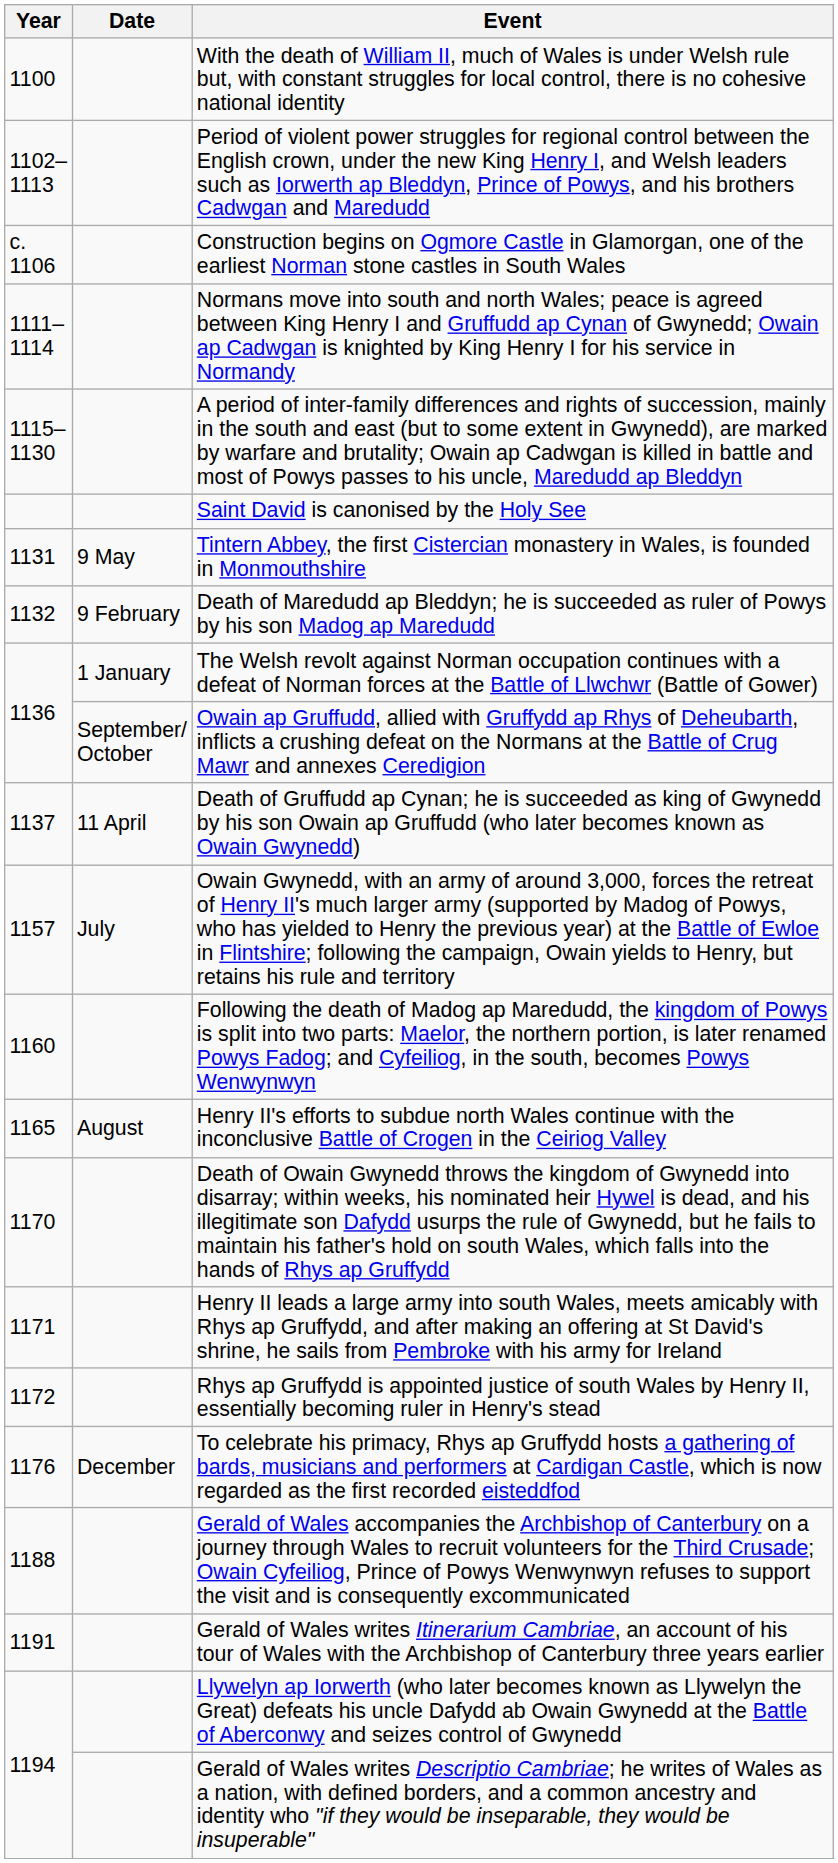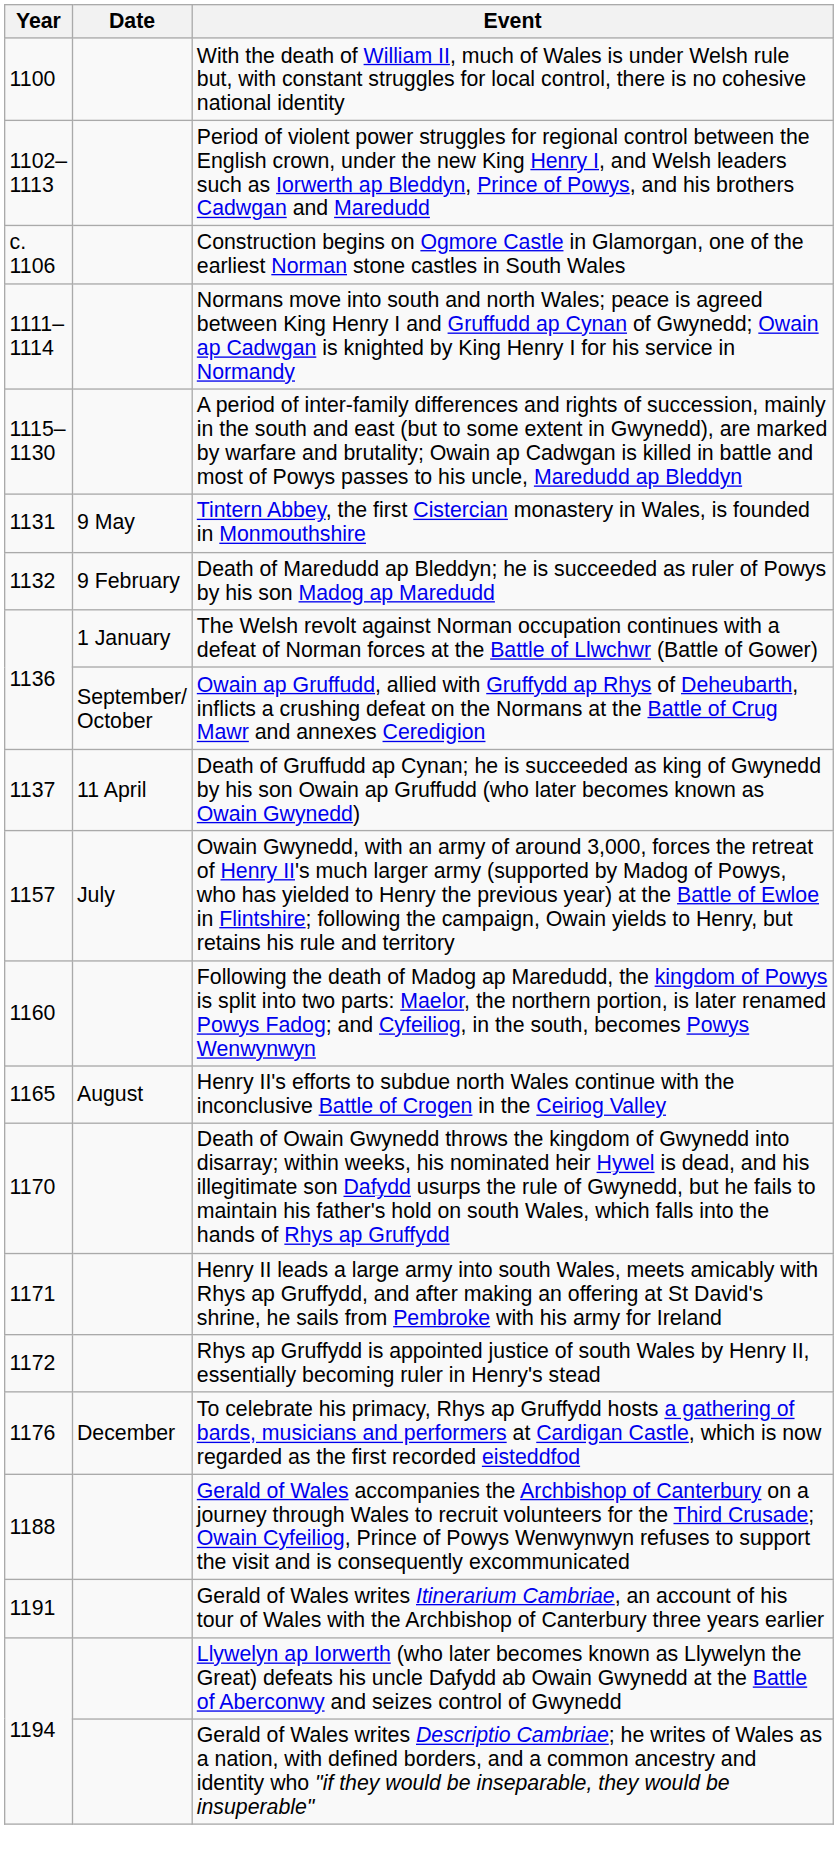- row: (391, 511)
